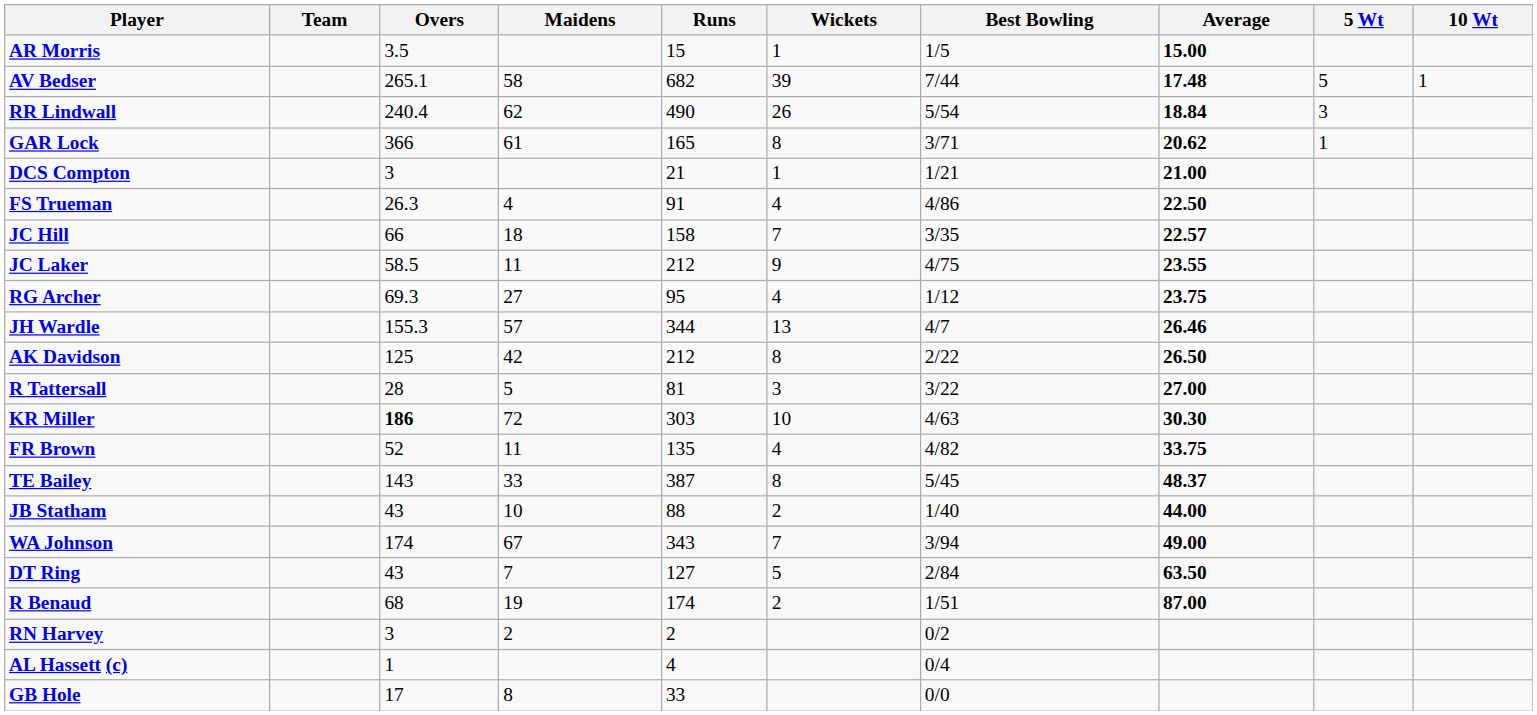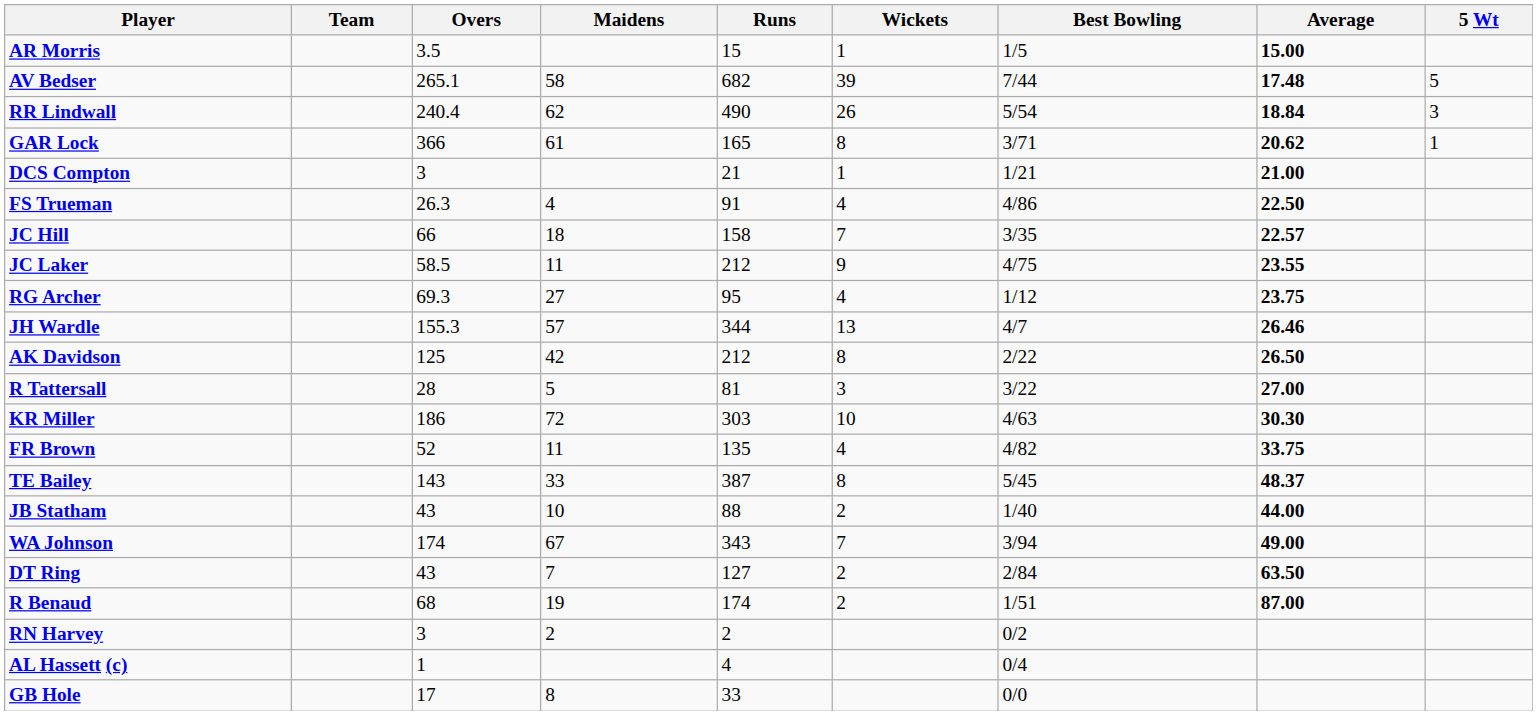- column: (1473, 19)
(399, 419) bold -> (431, 419) normal
(777, 572) 5 -> (841, 572) 2
